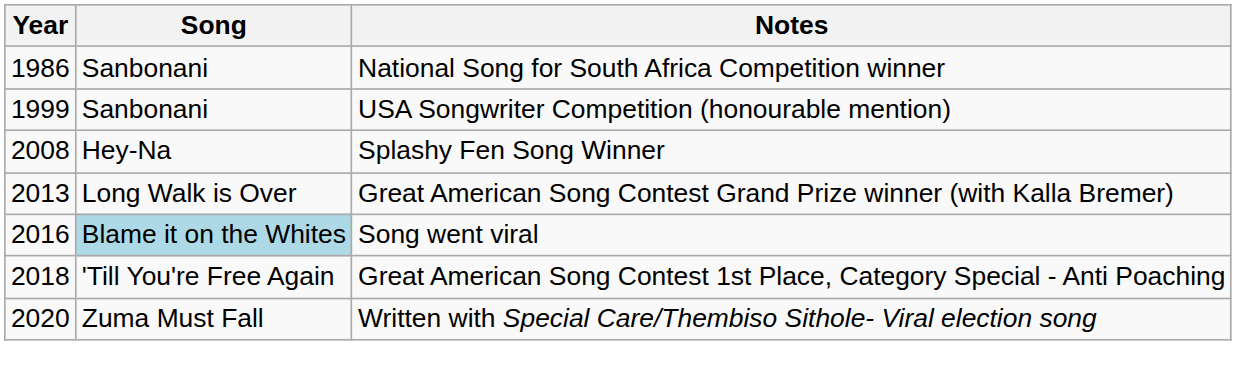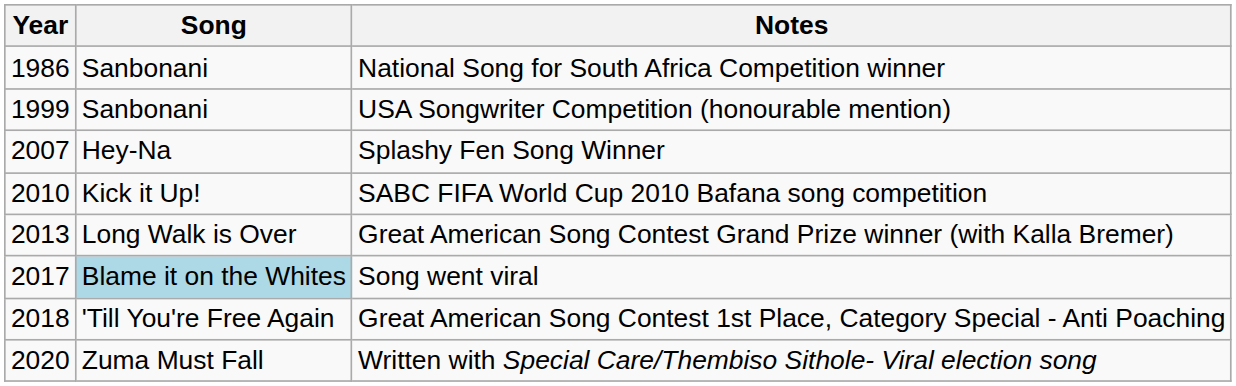(40, 151) 2008 -> (40, 151) 2007
+ row: (673, 192)
(40, 234) 2016 -> (40, 276) 2017
